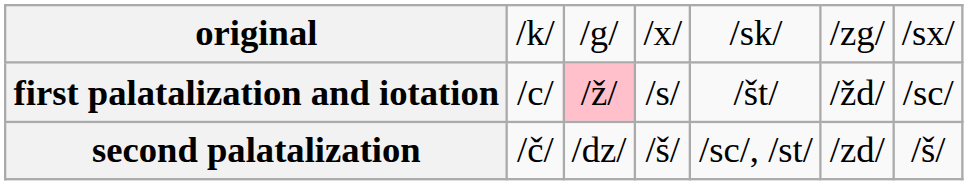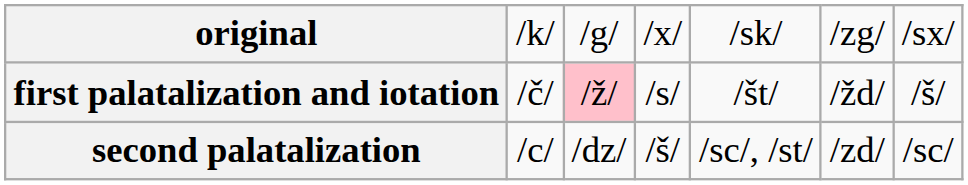(535, 91) /c/ -> (535, 91) /č/
(928, 91) /sc/ -> (928, 91) /š/
(535, 149) /č/ -> (535, 149) /c/
(928, 149) /š/ -> (928, 149) /sc/
